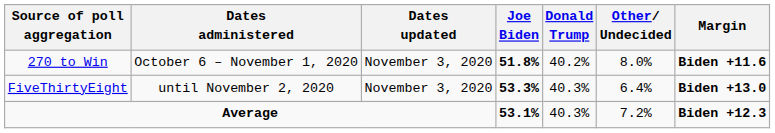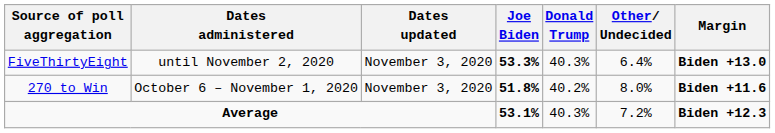rows swapped: (68, 62) <-> (68, 88)
